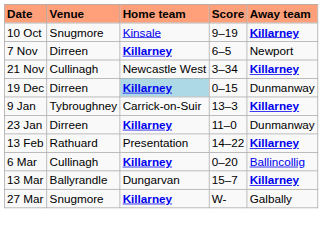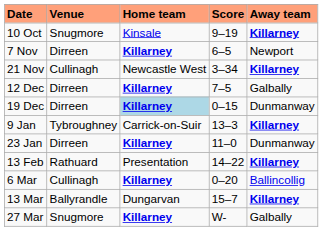+ row: (26, 88)
